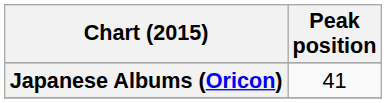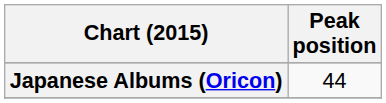(334, 80) 41 -> (334, 80) 44
